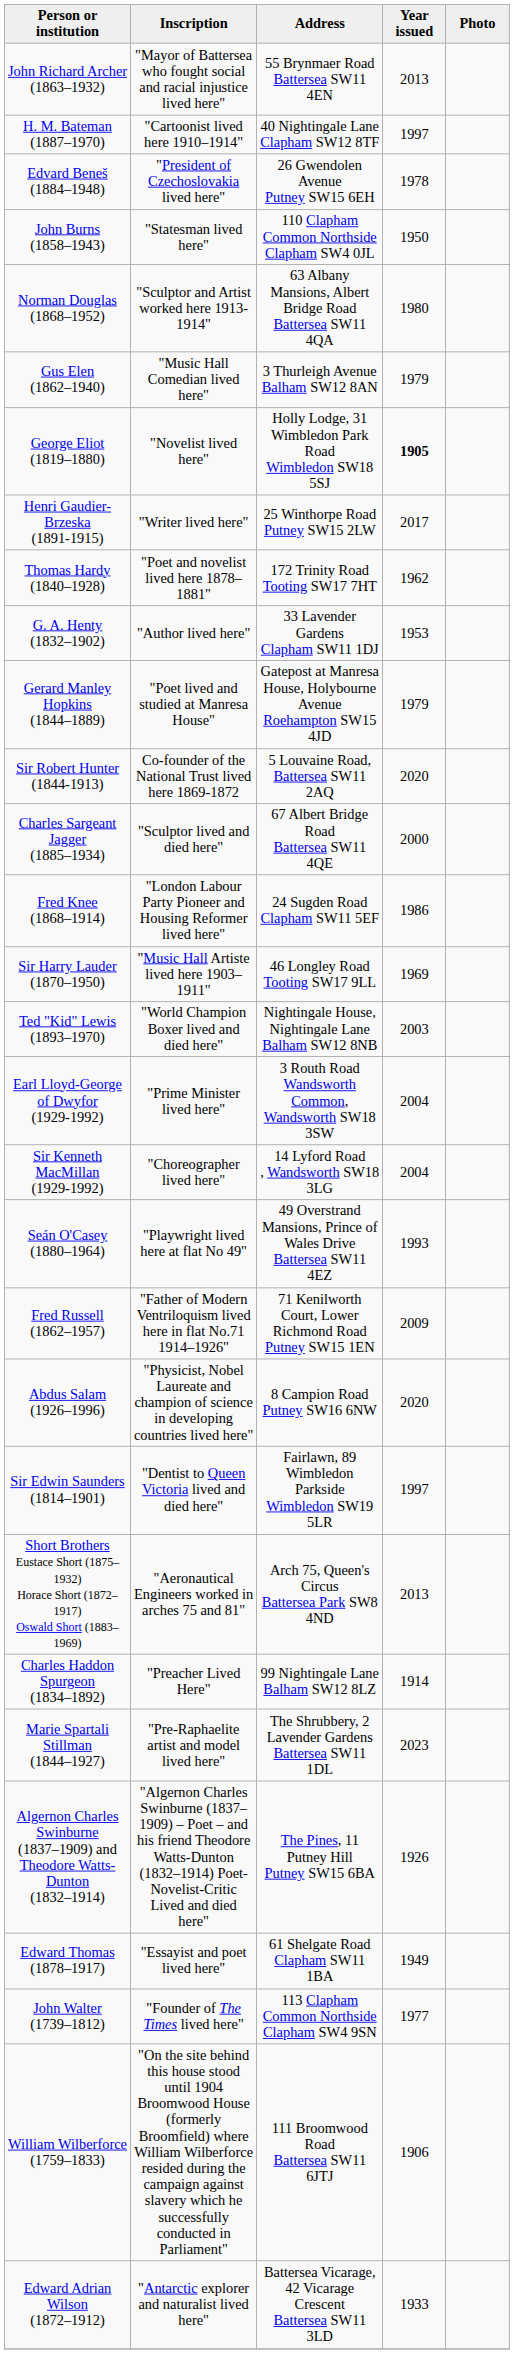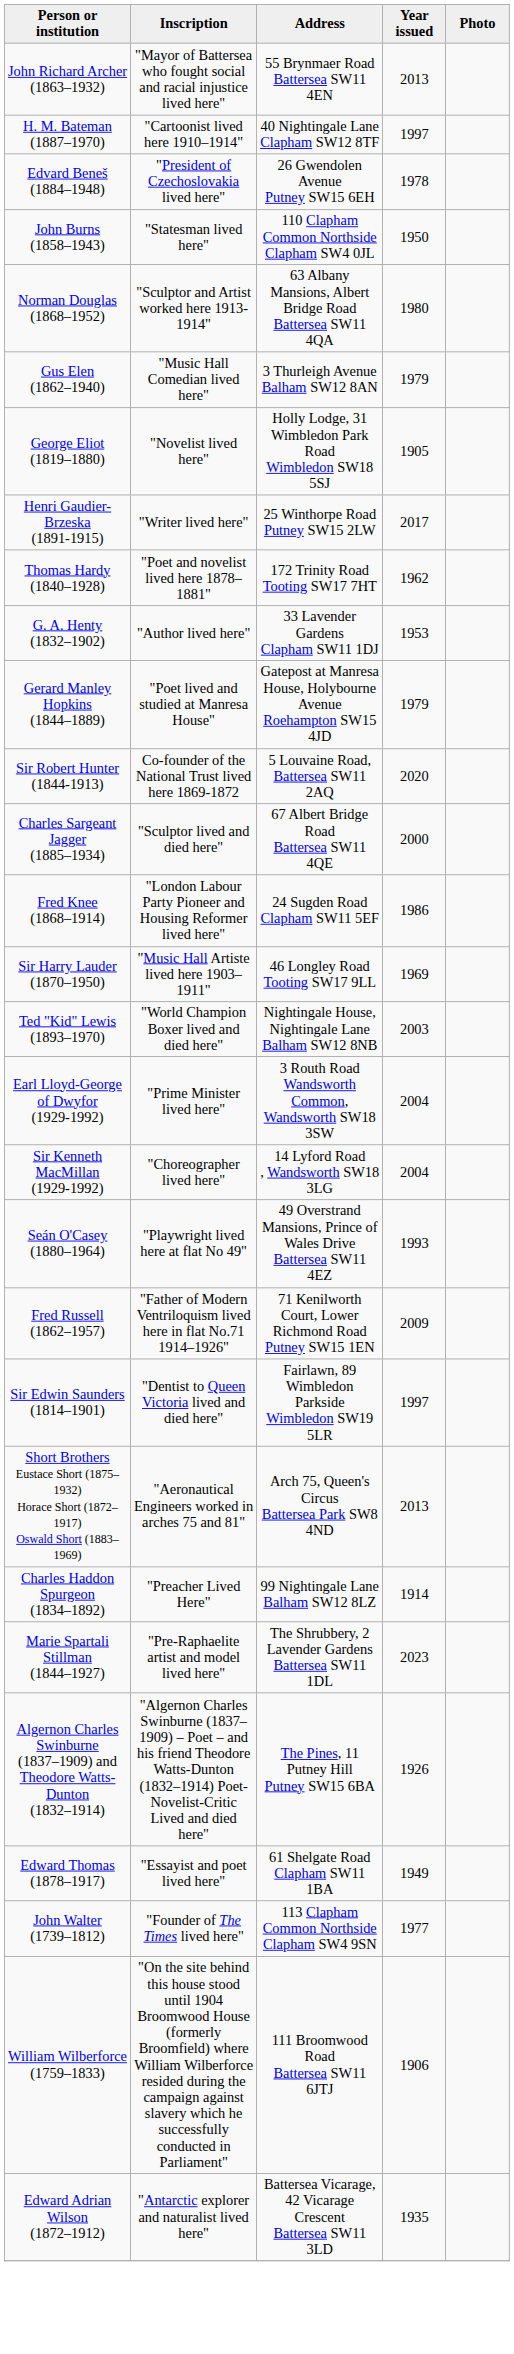(414, 451) bold -> (414, 451) normal
- row: (68, 1402)
(414, 2304) 1933 -> (414, 2217) 1935
